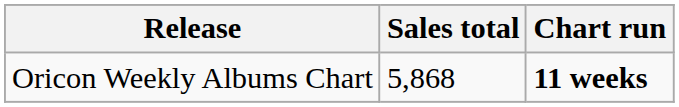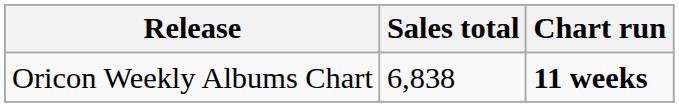(421, 76) 5,868 -> (421, 76) 6,838
